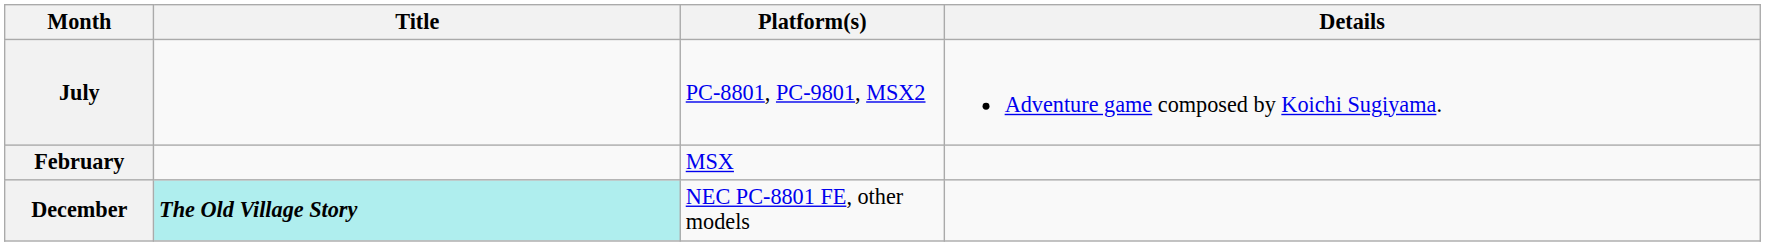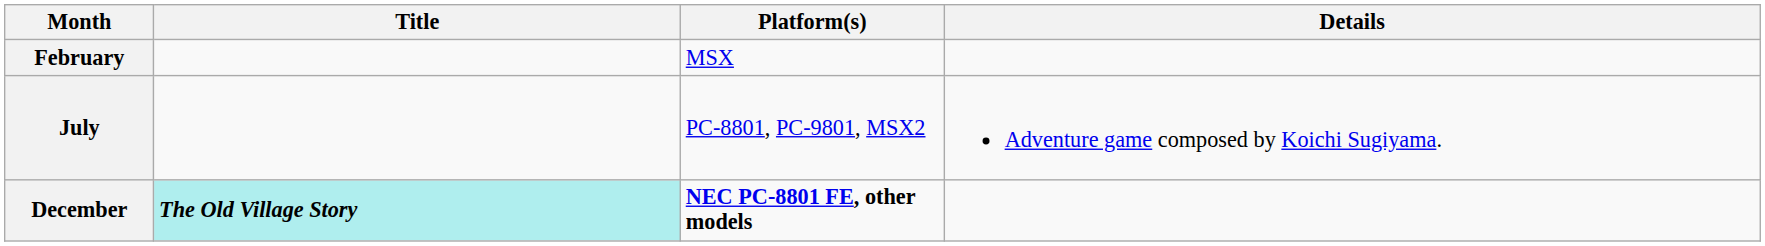rows swapped: (79, 162) <-> (79, 92)
(794, 209) normal -> (800, 209) bold
